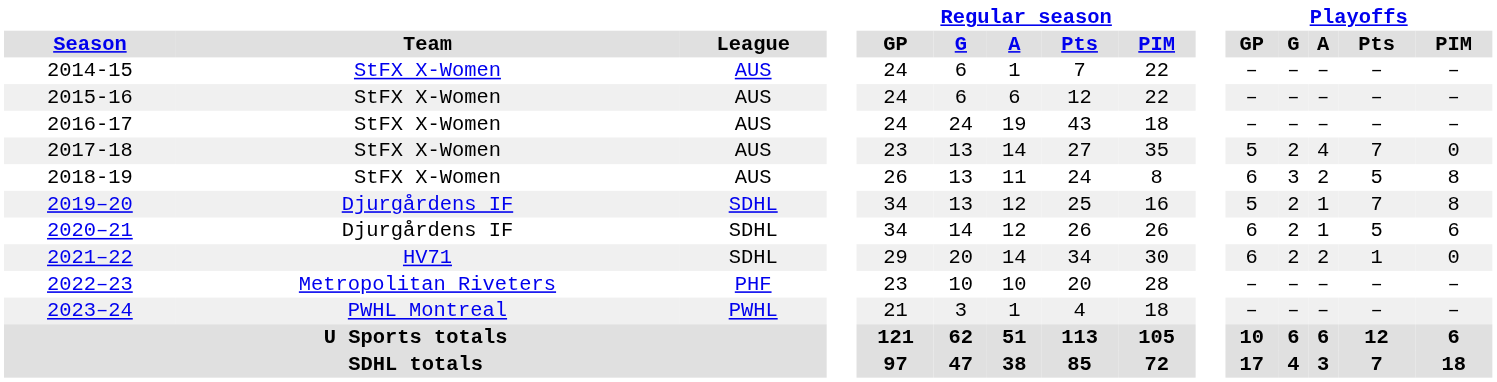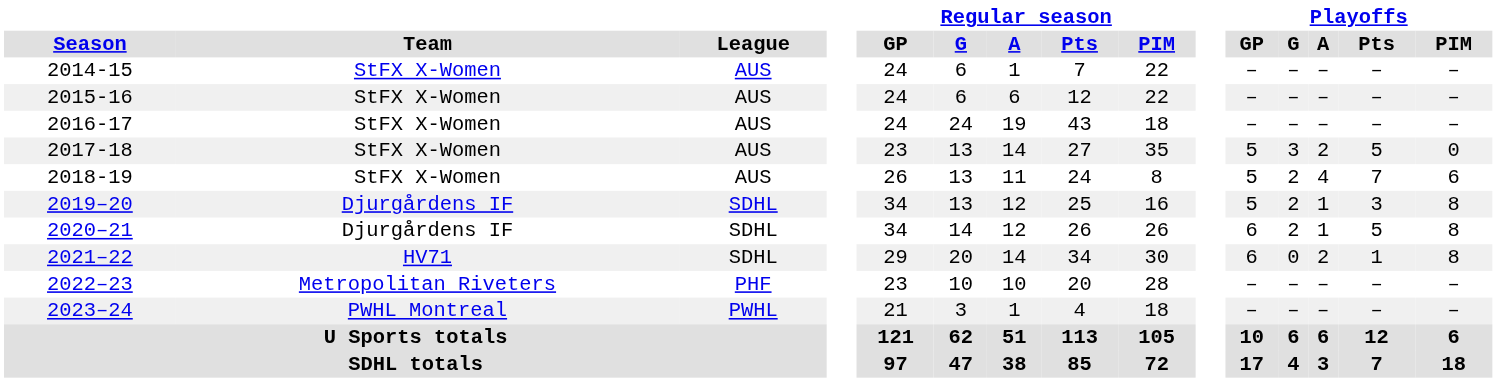(1293, 151) 2 -> (1293, 151) 3
(1323, 151) 4 -> (1323, 151) 2
(1377, 151) 7 -> (1377, 151) 5
(1252, 177) 6 -> (1252, 177) 5
(1293, 177) 3 -> (1293, 177) 2
(1323, 177) 2 -> (1323, 177) 4
(1377, 177) 5 -> (1377, 177) 7
(1454, 177) 8 -> (1454, 177) 6
(1377, 204) 7 -> (1377, 204) 3
(1454, 231) 6 -> (1454, 231) 8
(1293, 258) 2 -> (1293, 258) 0
(1454, 258) 0 -> (1454, 258) 8
